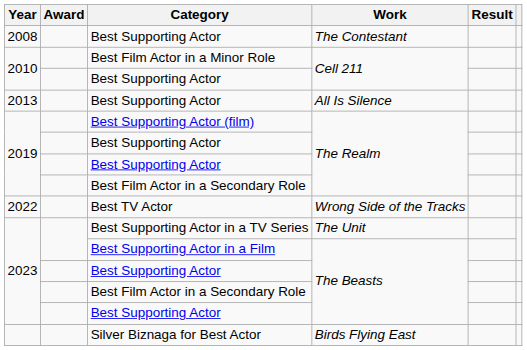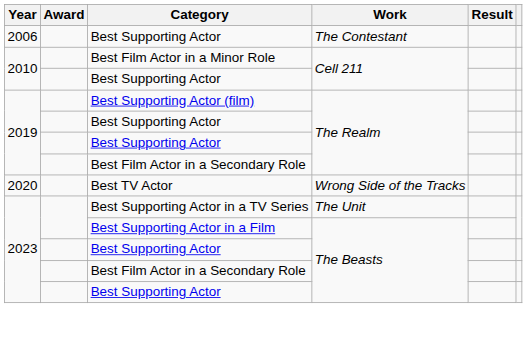(22, 36) 2008 -> (22, 36) 2006
- row: (156, 100)
(22, 206) 2022 -> (22, 185) 2020
- row: (176, 334)
